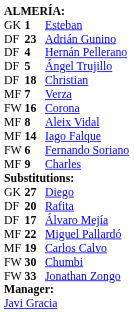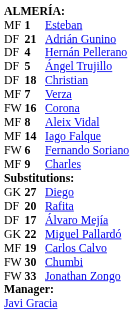(13, 24) GK -> (13, 24) MF
(30, 38) 23 -> (30, 38) 21
(13, 234) MF -> (13, 234) GK
